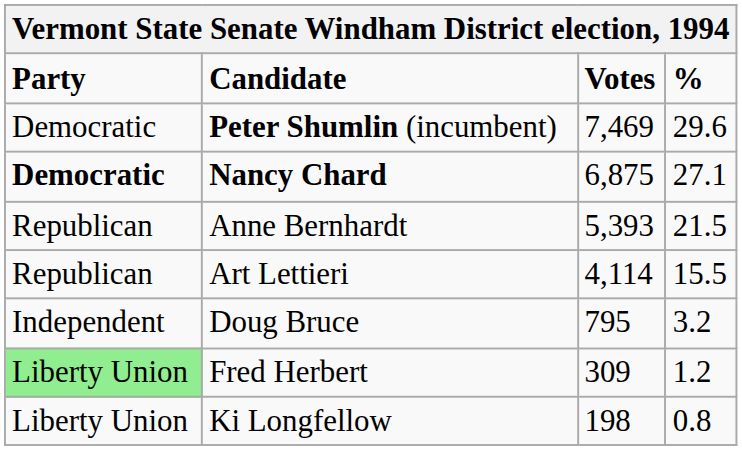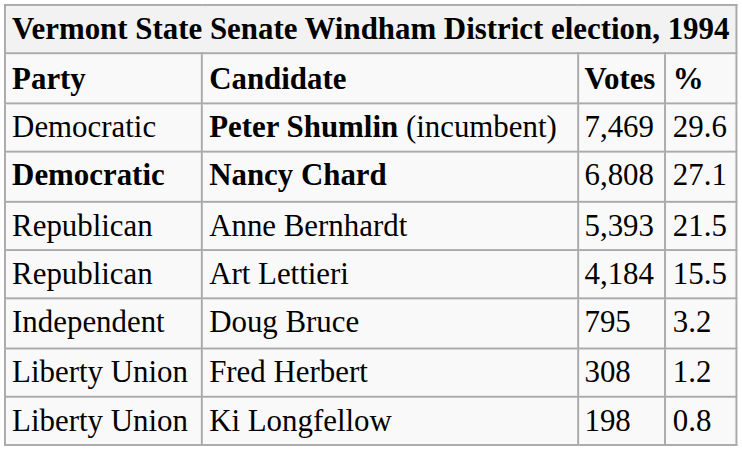(619, 175) 6,875 -> (619, 175) 6,808
(619, 273) 4,114 -> (619, 273) 4,184
(100, 371) lightgreen background -> (100, 371) no background
(608, 371) 309 -> (608, 371) 308
